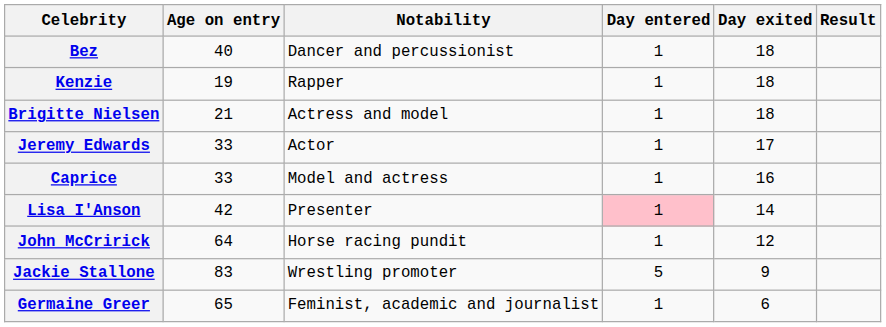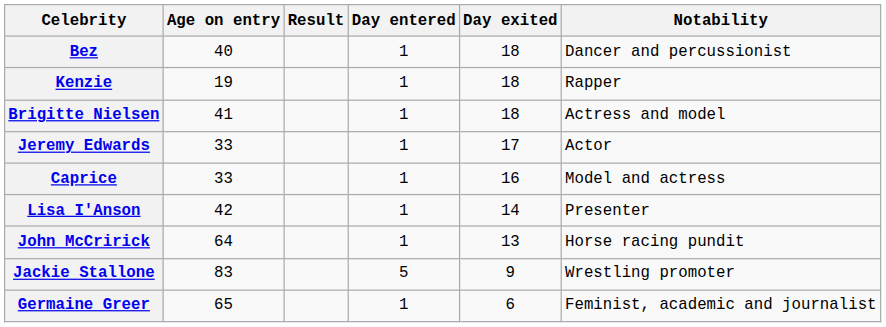columns swapped: (443, 20) <-> (848, 20)
(224, 115) 21 -> (224, 115) 41
(659, 210) pink background -> (404, 210) no background
(765, 242) 12 -> (510, 242) 13
